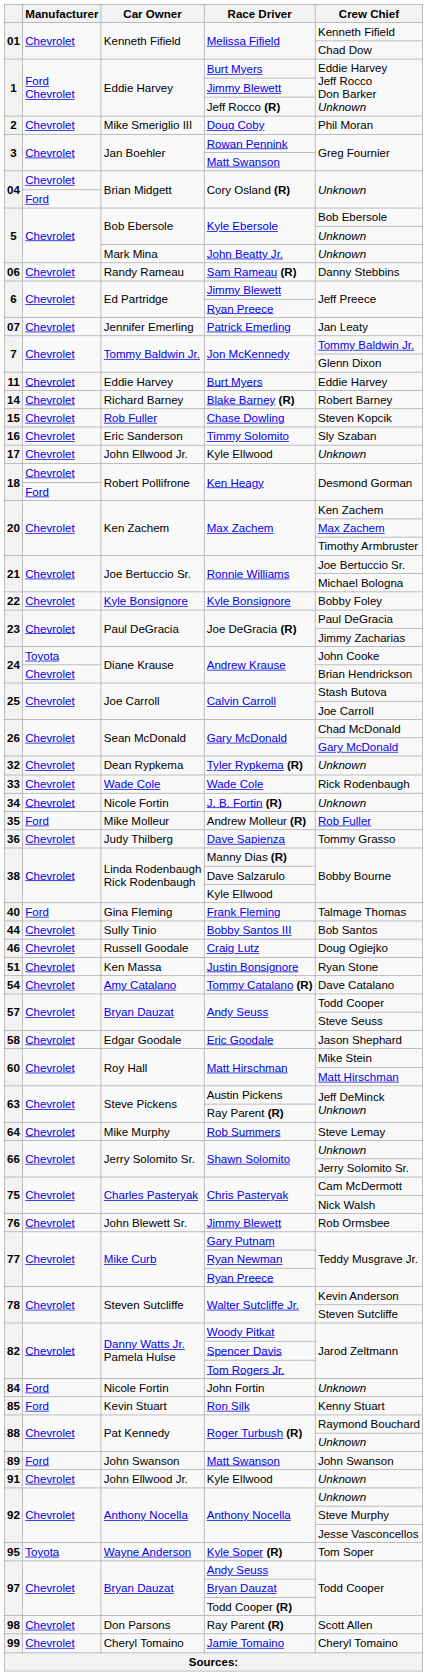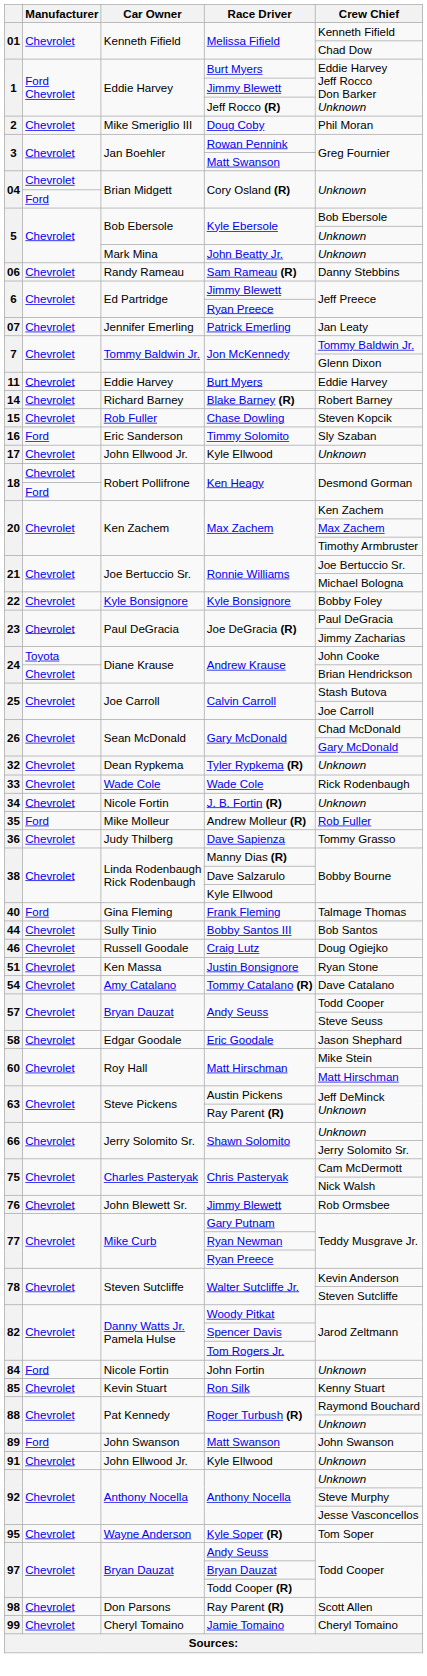(50, 437) Chevrolet -> (37, 437) Ford
- row: (13, 1131)
(37, 1406) Ford -> (50, 1387) Chevrolet
(42, 1552) Toyota -> (50, 1534) Chevrolet
